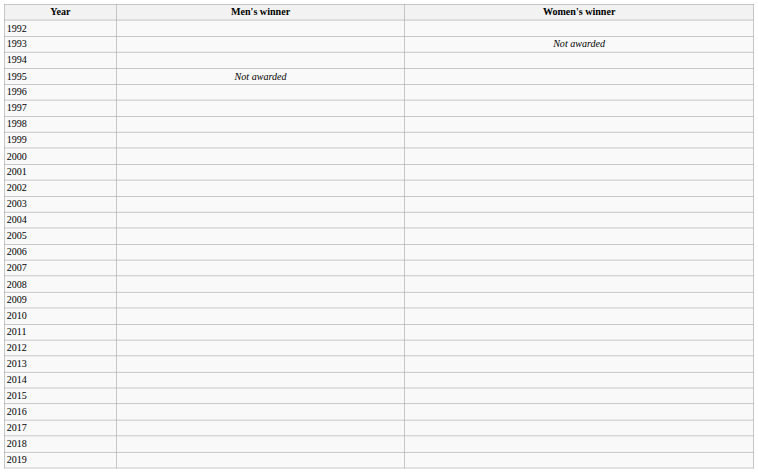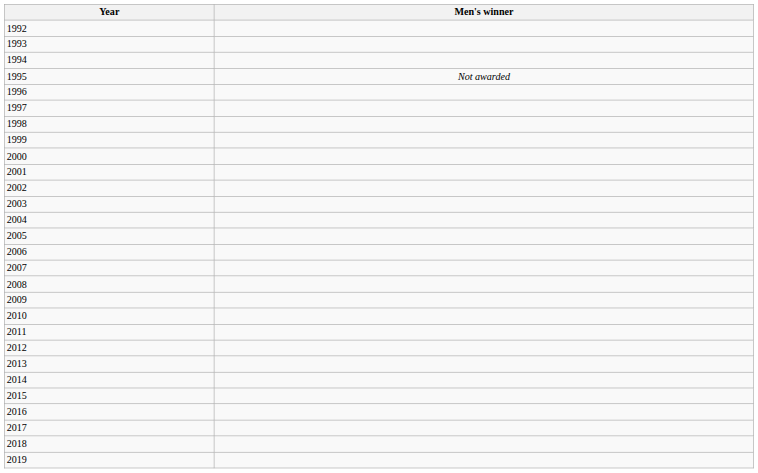- column: (579, 12)
